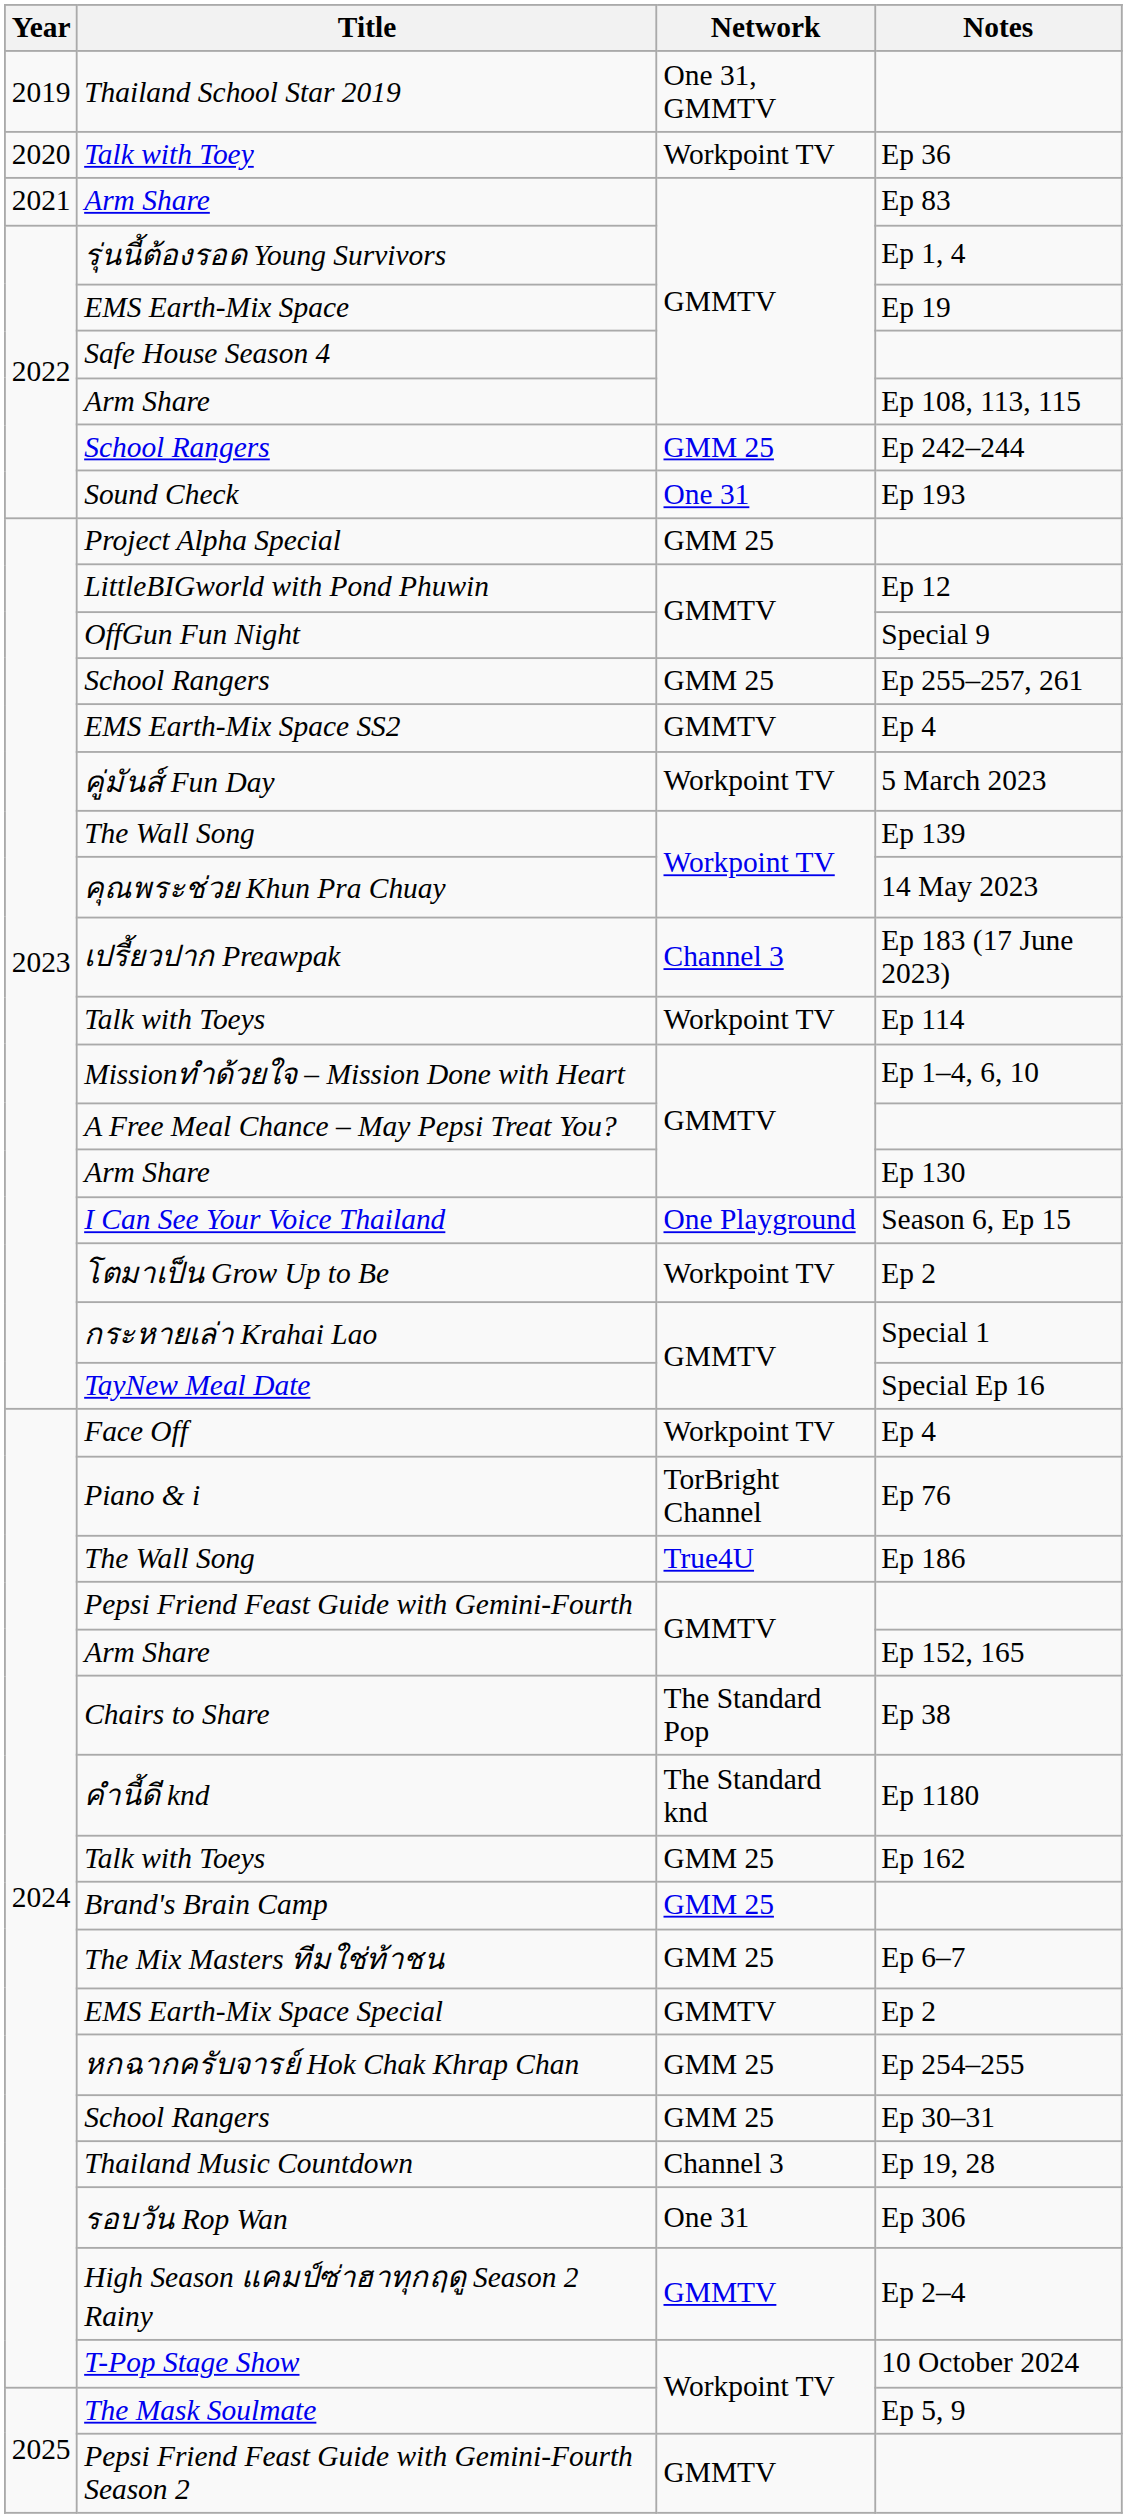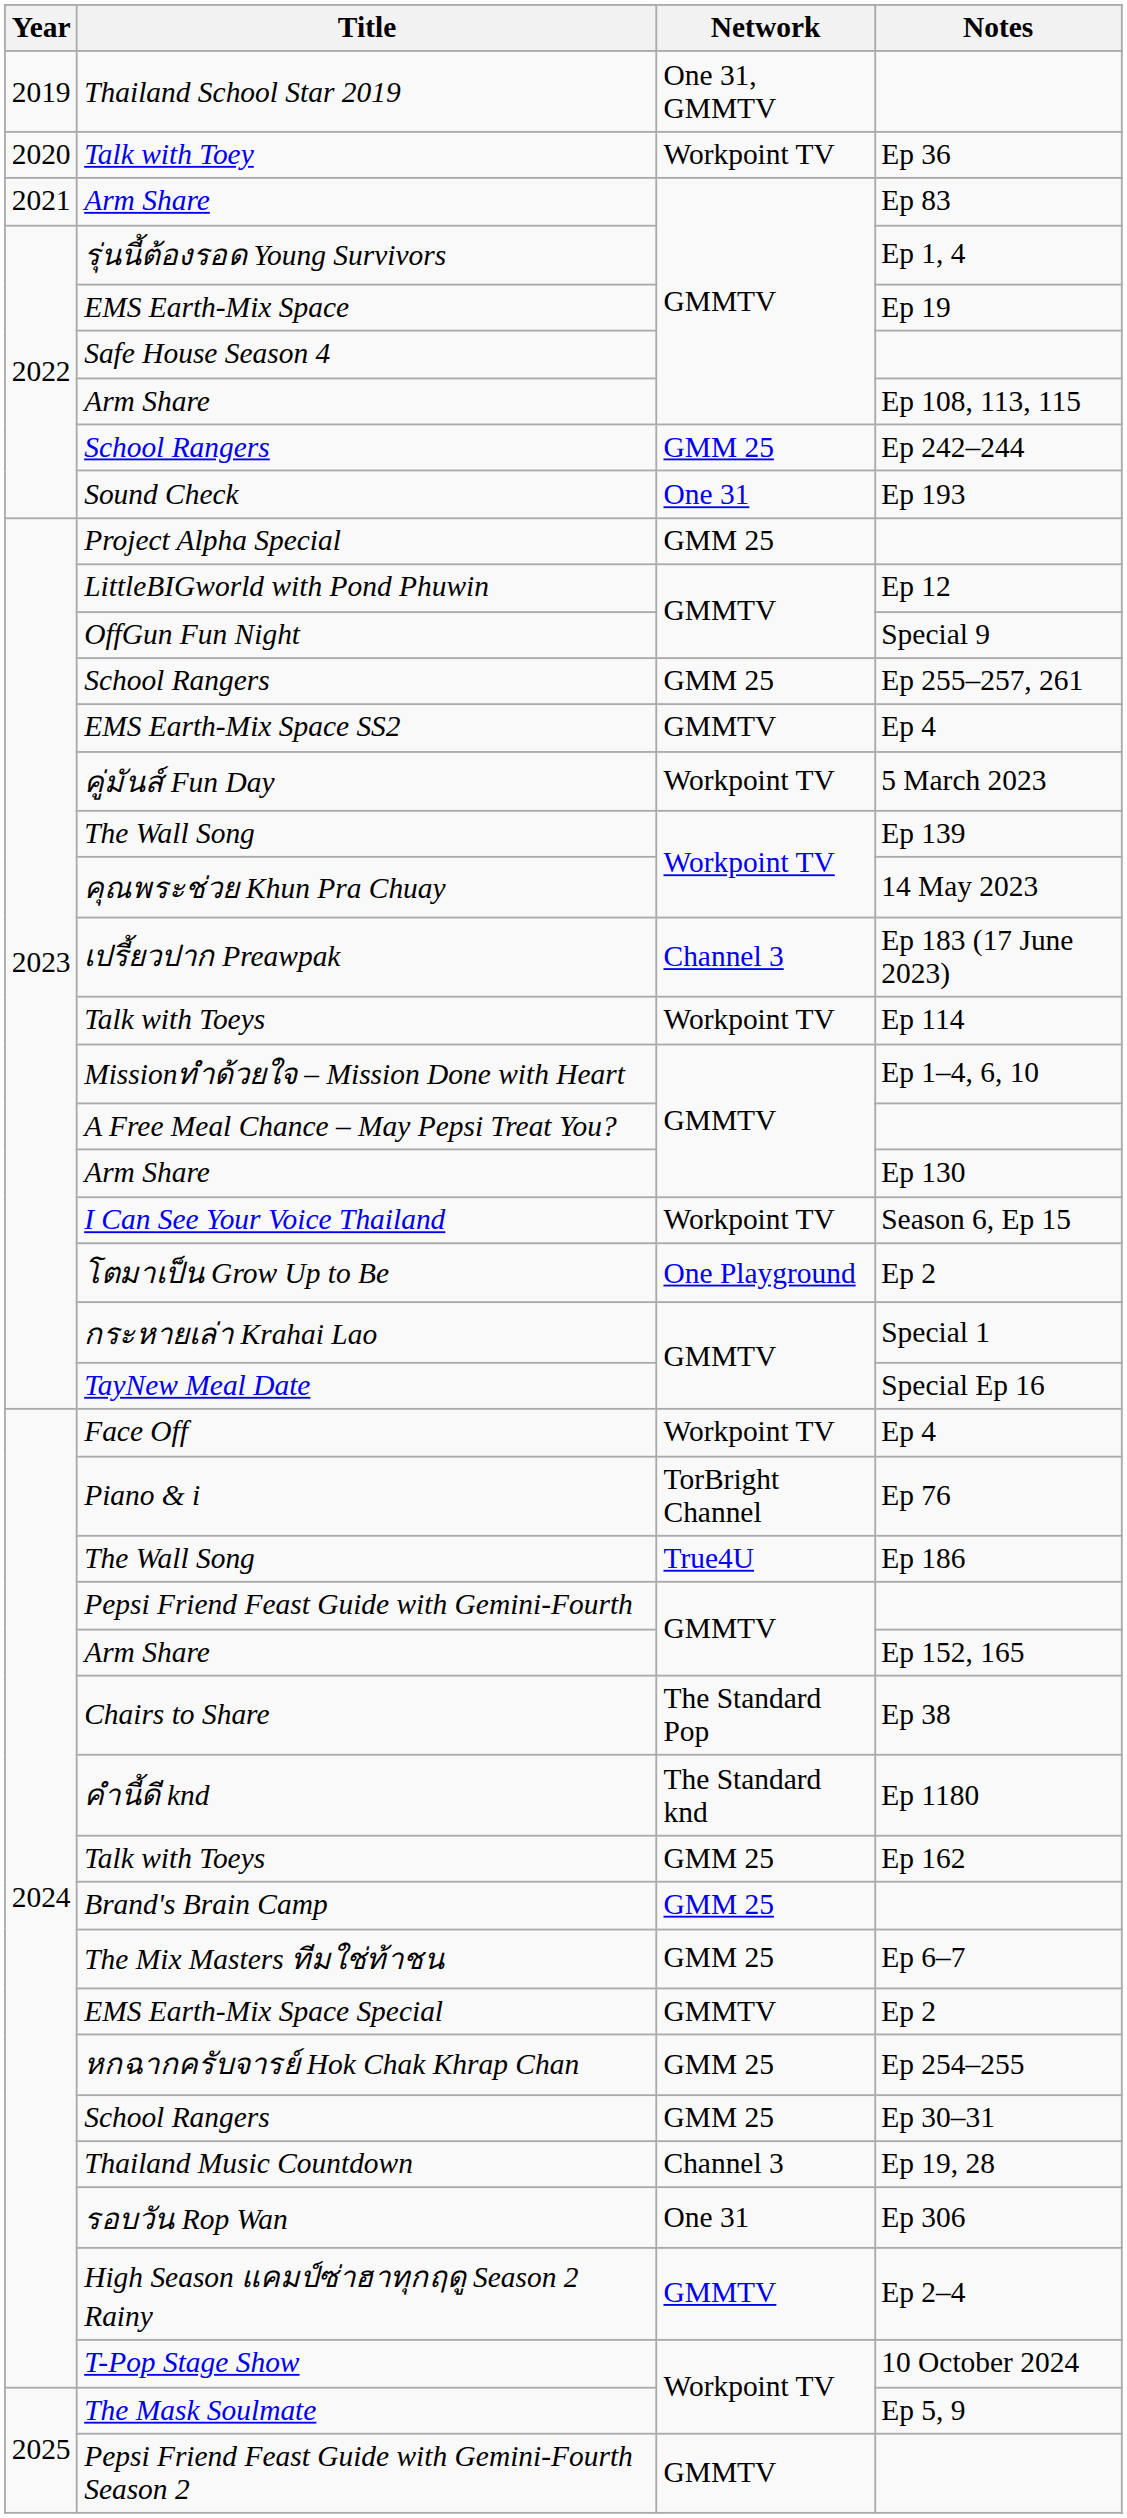(760, 1219) One Playground -> (749, 1219) Workpoint TV
(749, 1272) Workpoint TV -> (760, 1272) One Playground
